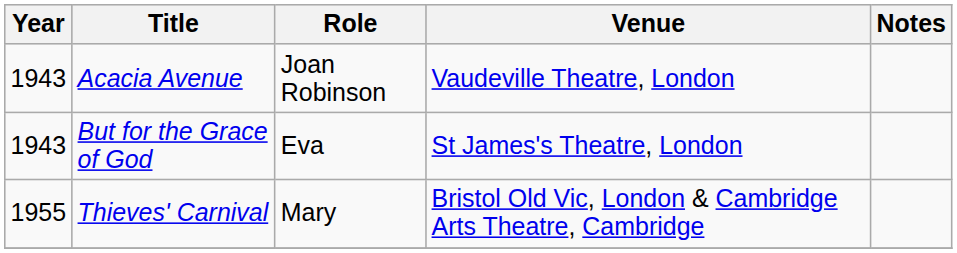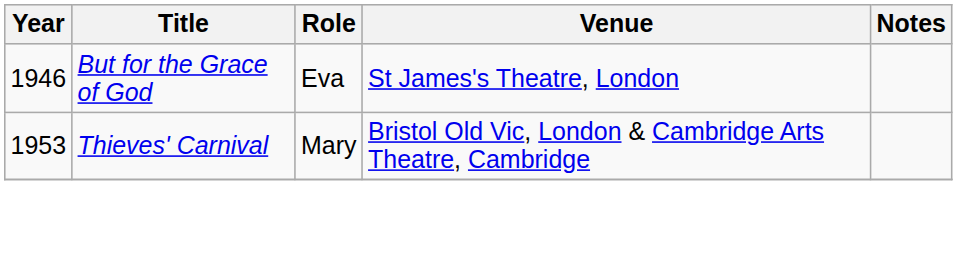- row: (160, 77)
(38, 145) 1943 -> (38, 77) 1946
(38, 213) 1955 -> (38, 145) 1953
